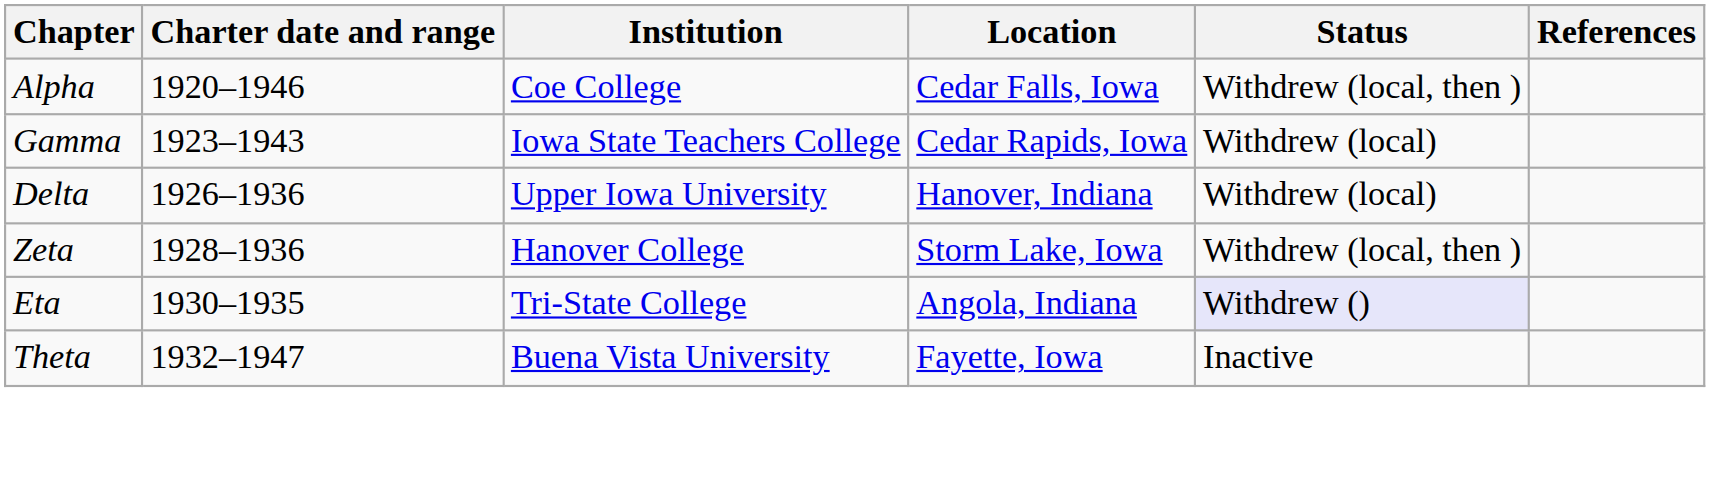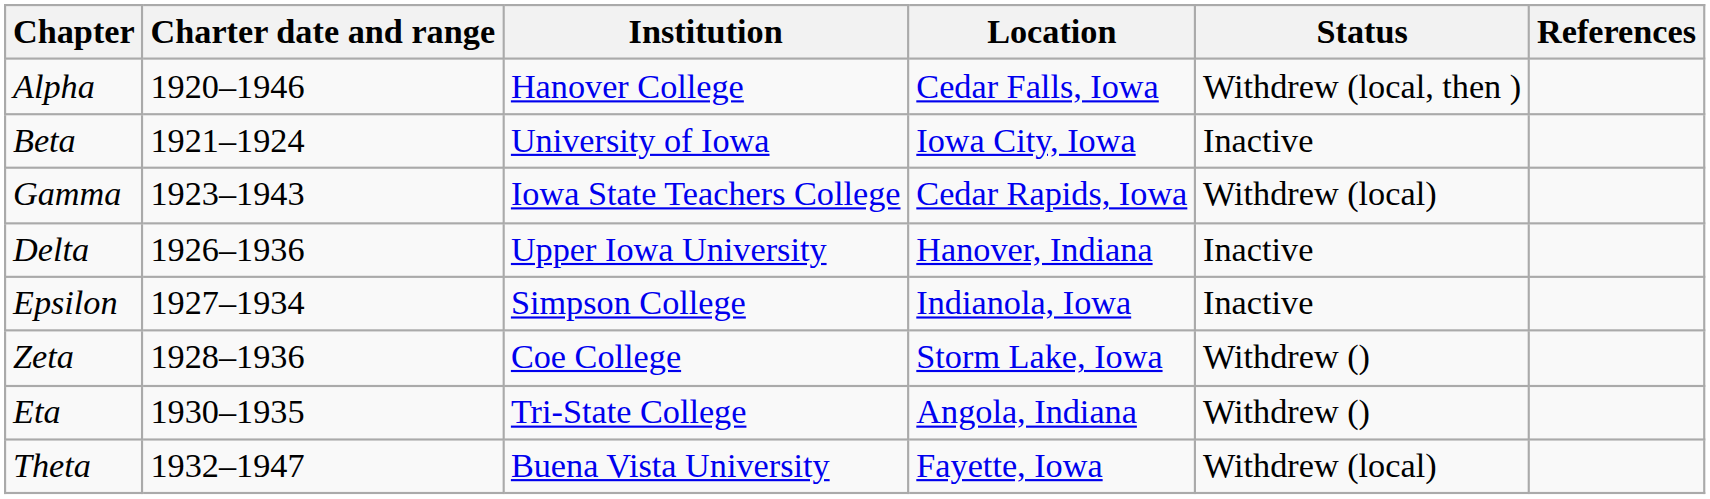(596, 85) Coe College -> (627, 85) Hanover College
+ row: (44, 140)
(1320, 194) Withdrew (local) -> (1258, 248) Inactive
+ row: (65, 303)
(627, 248) Hanover College -> (596, 357) Coe College
(1362, 248) Withdrew (local, then ) -> (1287, 357) Withdrew ()
(1287, 303) lavender background -> (1287, 411) no background
(1258, 357) Inactive -> (1320, 466) Withdrew (local)
